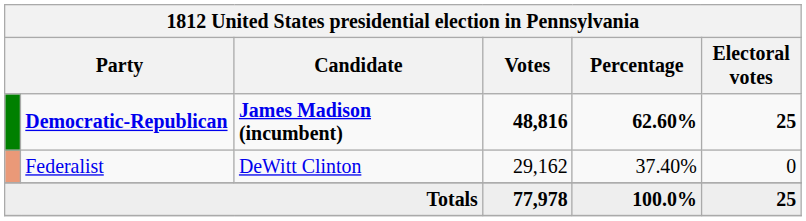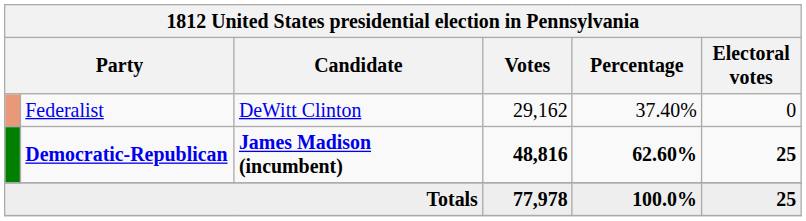rows swapped: (126, 122) <-> (65, 166)
